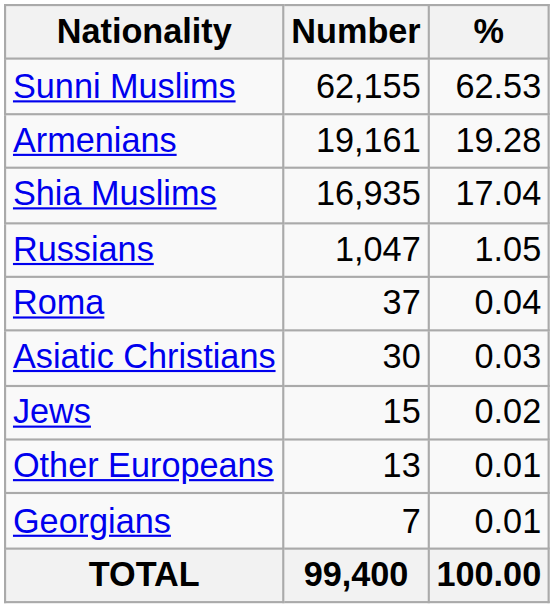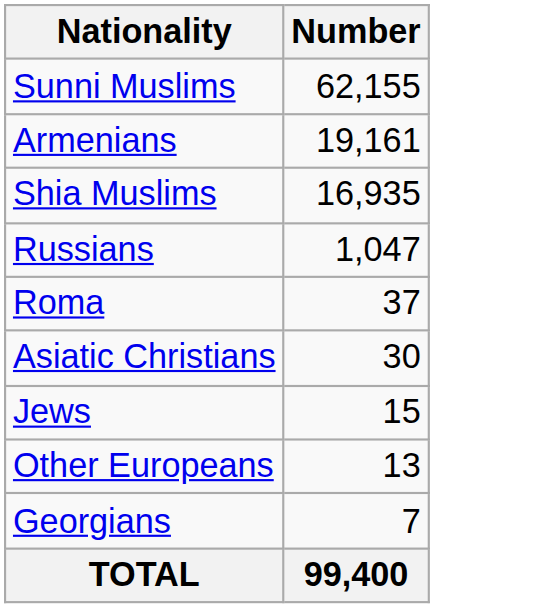- column: (489, 31)
